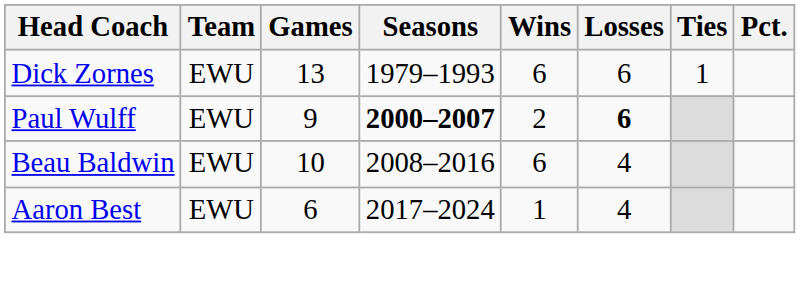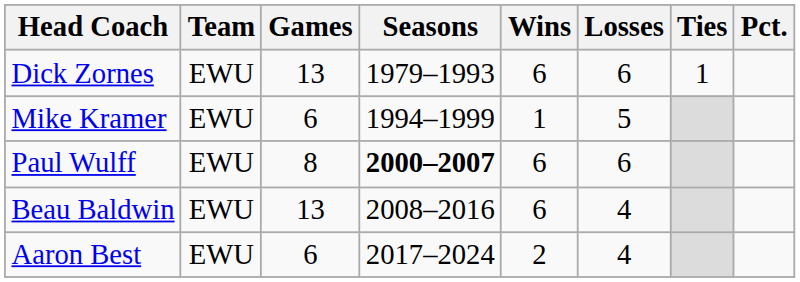+ row: (89, 118)
(310, 118) 9 -> (310, 163) 8
(540, 118) 2 -> (540, 163) 6
(624, 118) bold -> (624, 163) normal
(310, 163) 10 -> (310, 208) 13
(540, 208) 1 -> (540, 254) 2
